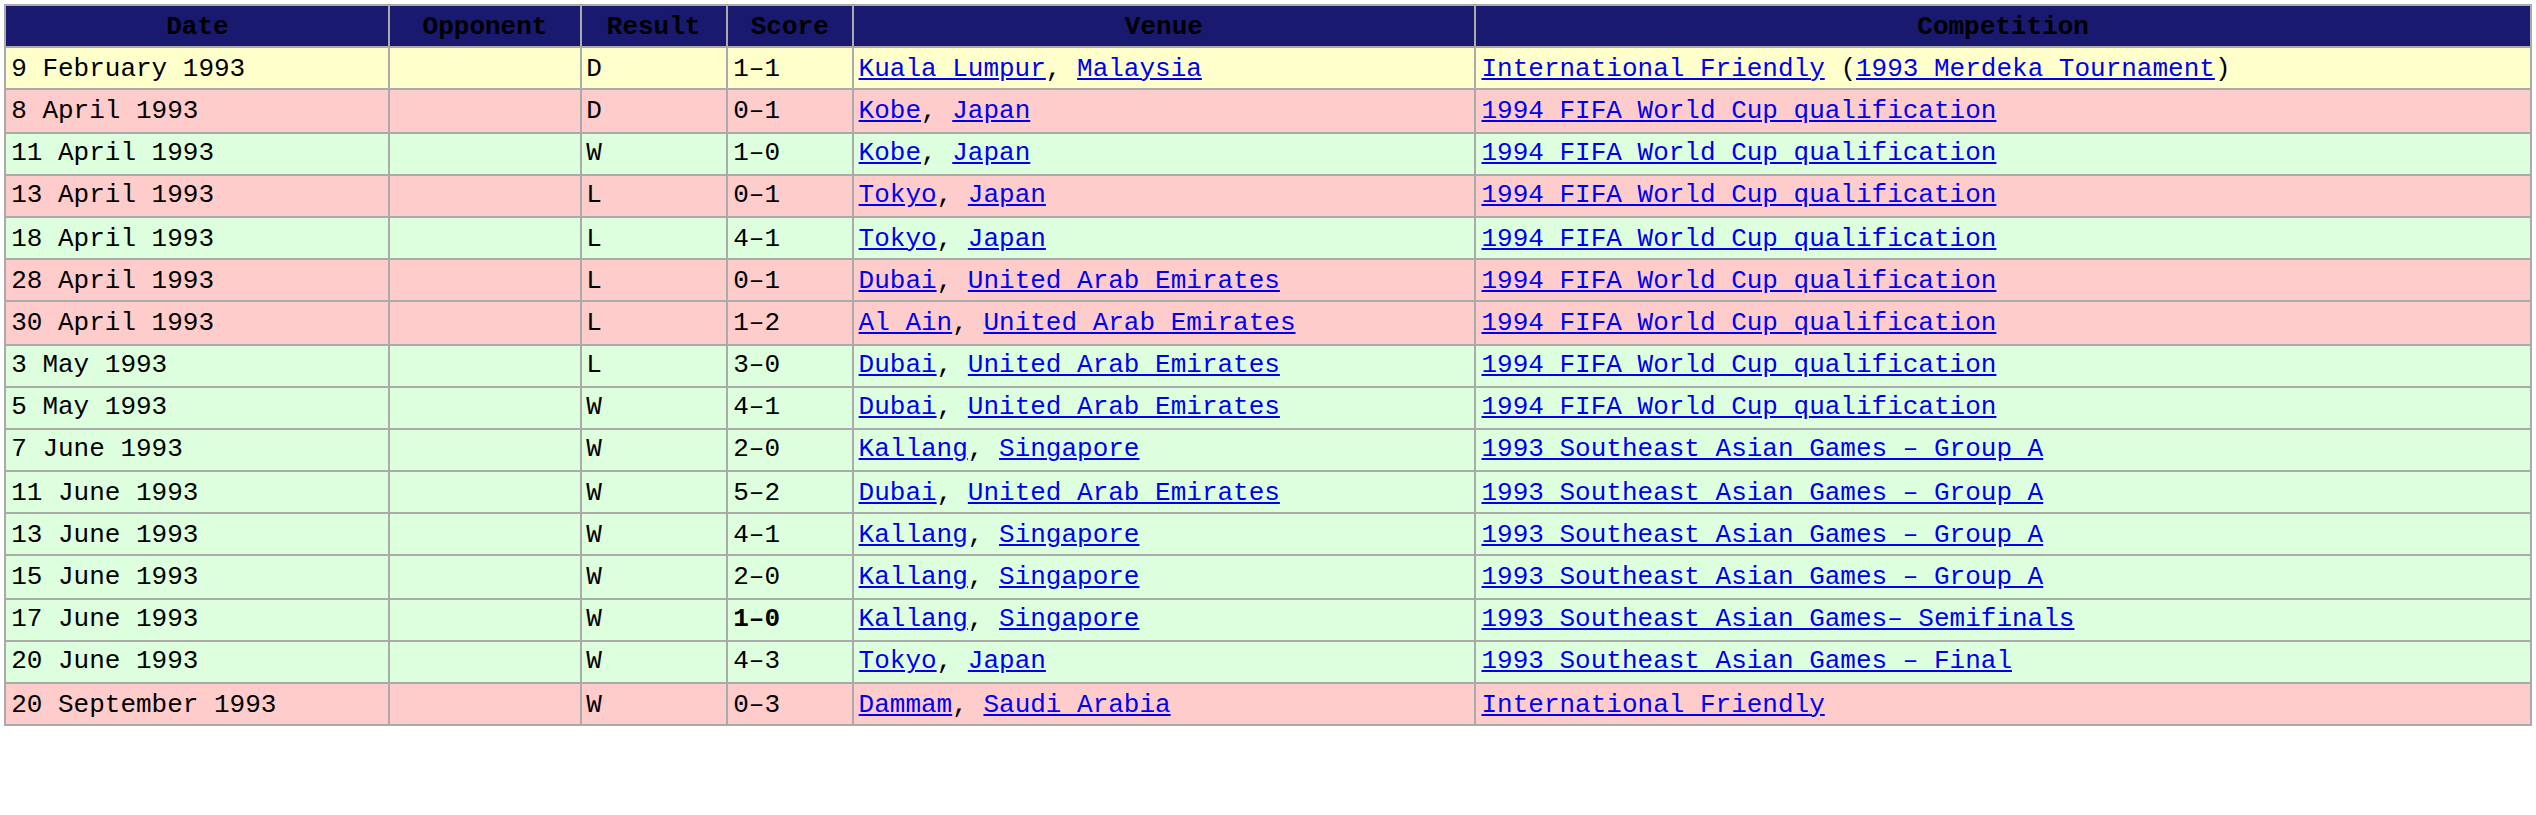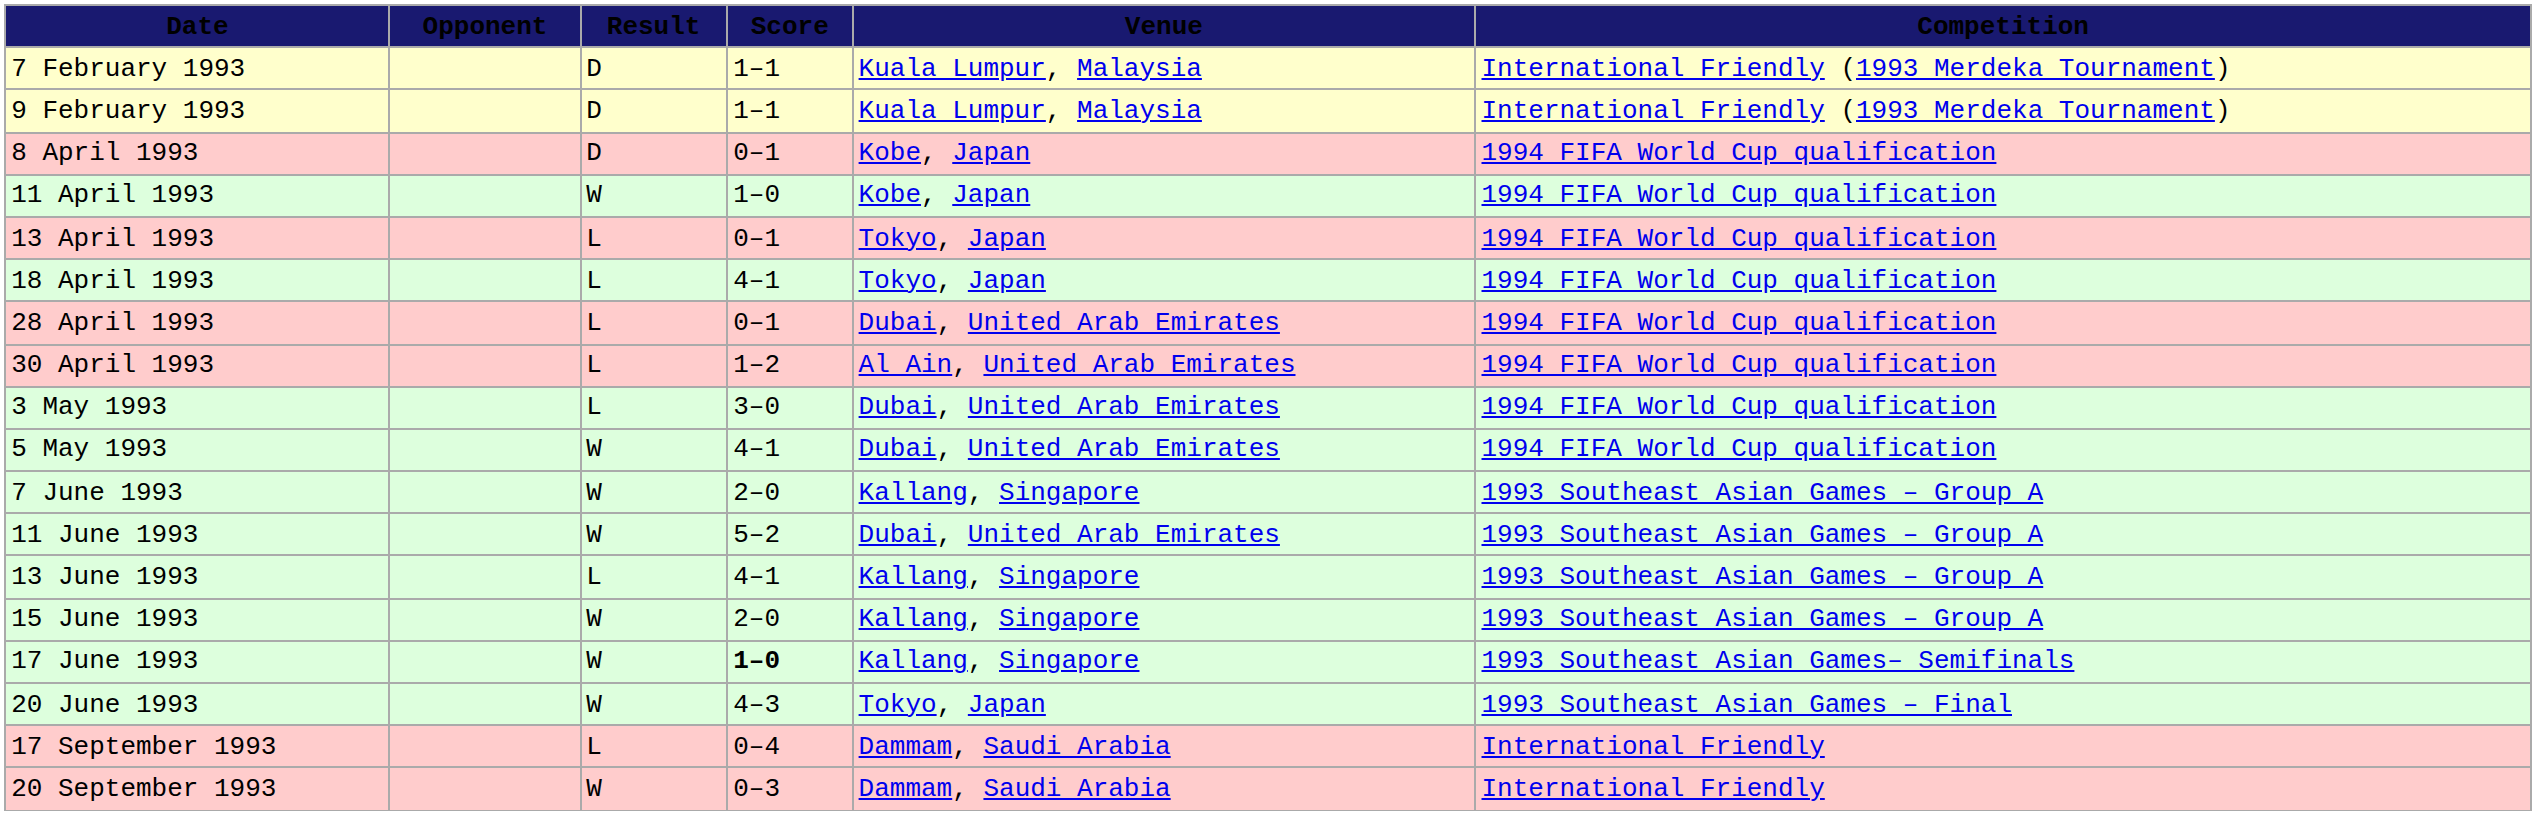+ row: (128, 69)
(594, 535) W -> (594, 577) L
+ row: (144, 747)
